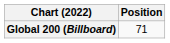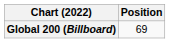(142, 29) 71 -> (142, 29) 69
